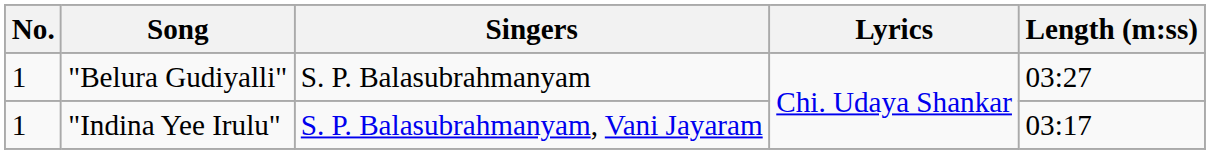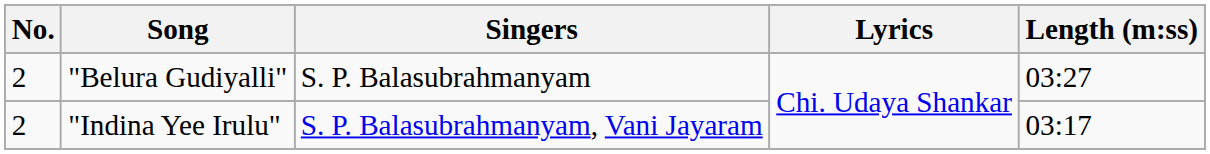(19, 76) 1 -> (19, 76) 2
(19, 124) 1 -> (19, 124) 2
